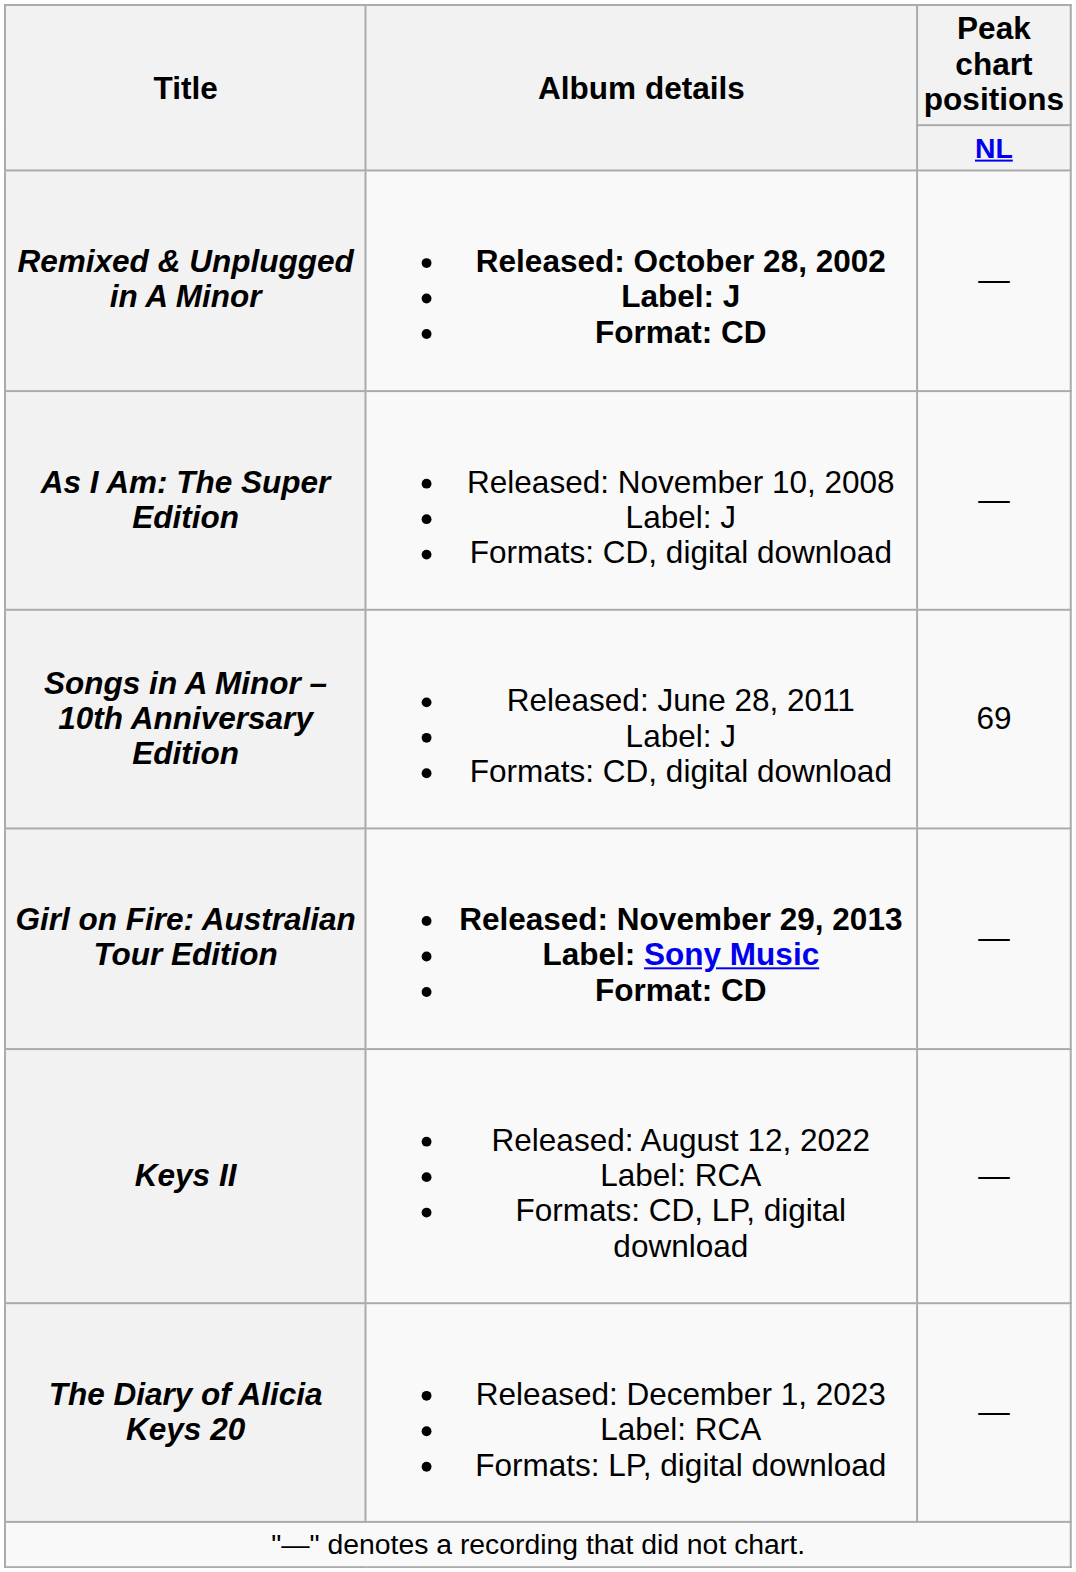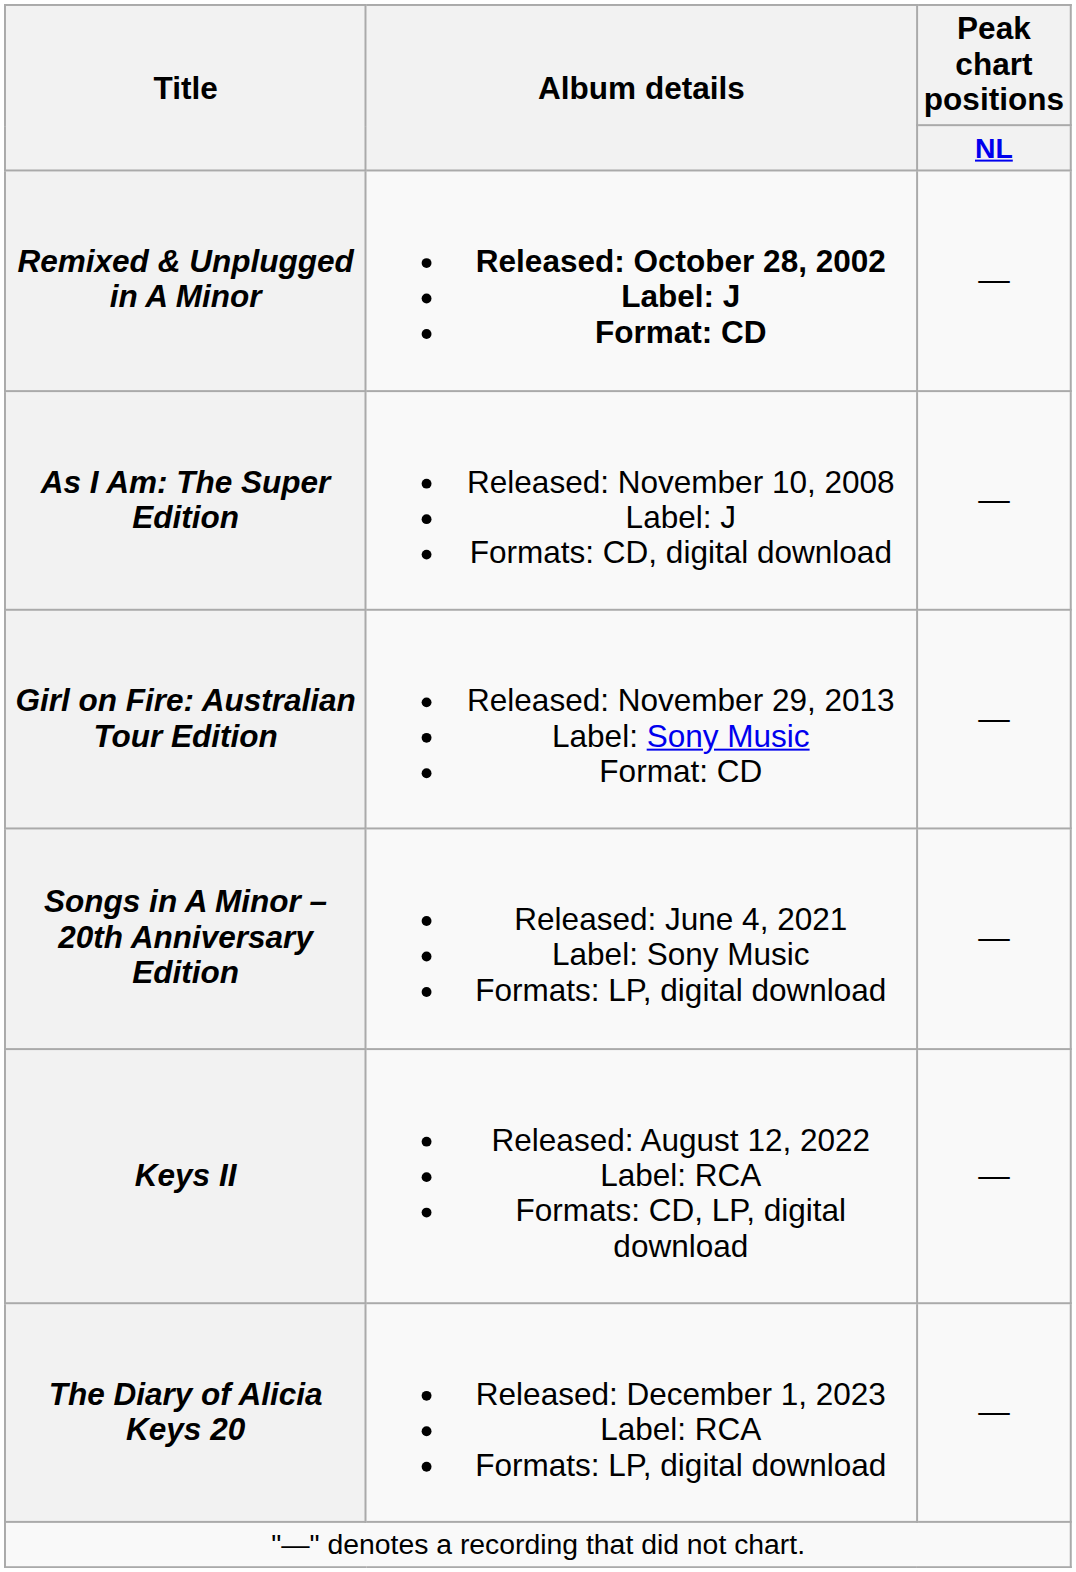- row: (186, 718)
(641, 956) bold -> (641, 737) normal
+ row: (186, 938)
